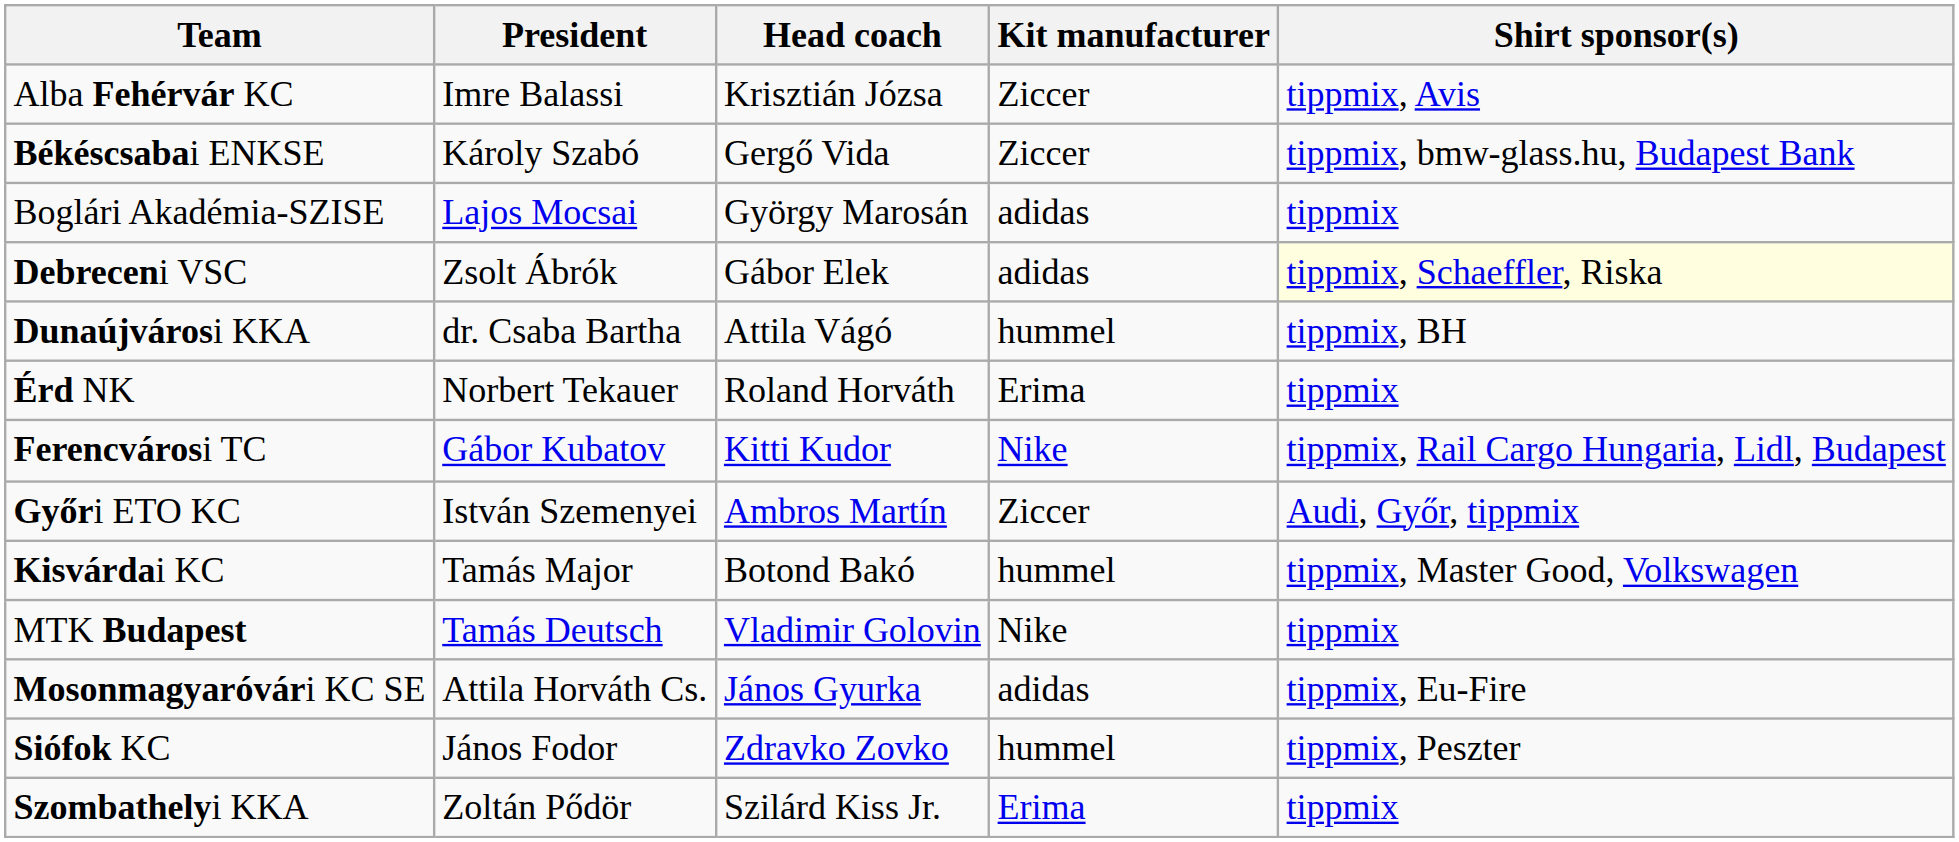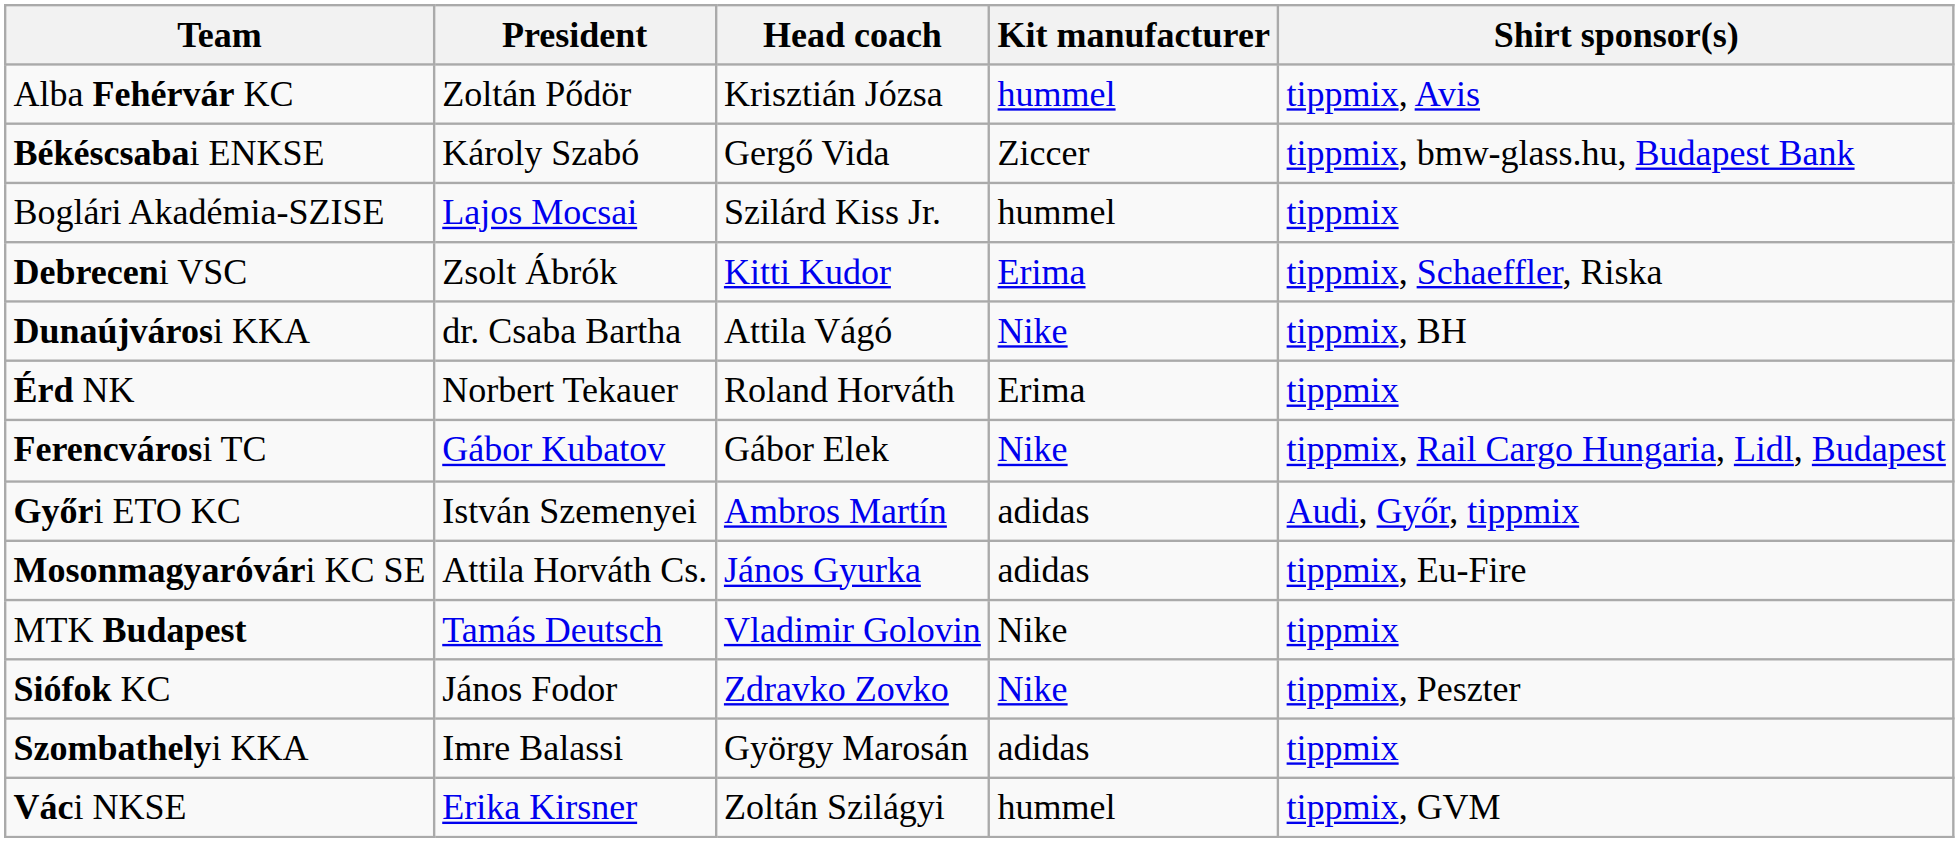(533, 93) Imre Balassi -> (537, 93) Zoltán Pődör
(1044, 93) Ziccer -> (1057, 93) hummel
(846, 212) György Marosán -> (832, 212) Szilárd Kiss Jr.
(1044, 212) adidas -> (1057, 212) hummel
(806, 271) Gábor Elek -> (807, 271) Kitti Kudor
(1044, 271) adidas -> (1042, 271) Erima
(1475, 271) lightyellow background -> (1475, 271) no background
(1057, 331) hummel -> (1033, 331) Nike
(807, 450) Kitti Kudor -> (806, 450) Gábor Elek
(1044, 509) Ziccer -> (1044, 509) adidas
- row: (119, 568)
rows swapped: (220, 687) <-> (130, 628)
(1057, 747) hummel -> (1033, 687) Nike
(537, 806) Zoltán Pődör -> (533, 747) Imre Balassi
(832, 806) Szilárd Kiss Jr. -> (846, 747) György Marosán
(1042, 806) Erima -> (1044, 747) adidas
+ row: (100, 806)
